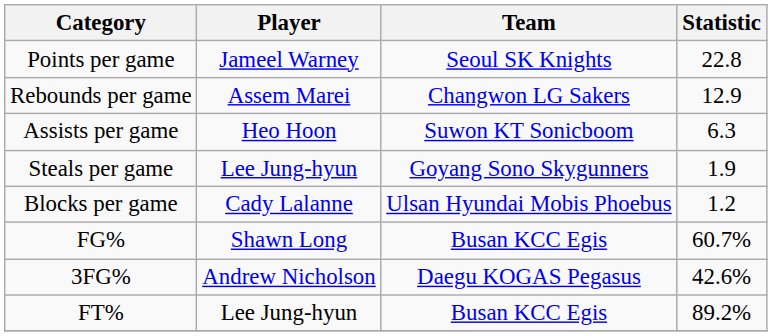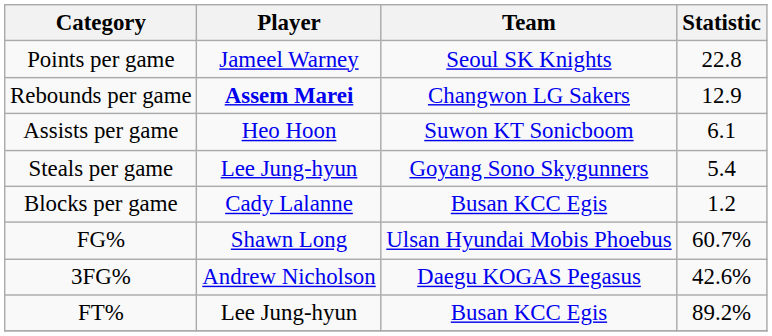(289, 95) normal -> (289, 95) bold
(722, 131) 6.3 -> (722, 131) 6.1
(722, 167) 1.9 -> (722, 167) 5.4
(529, 204) Ulsan Hyundai Mobis Phoebus -> (529, 204) Busan KCC Egis
(529, 240) Busan KCC Egis -> (529, 240) Ulsan Hyundai Mobis Phoebus
